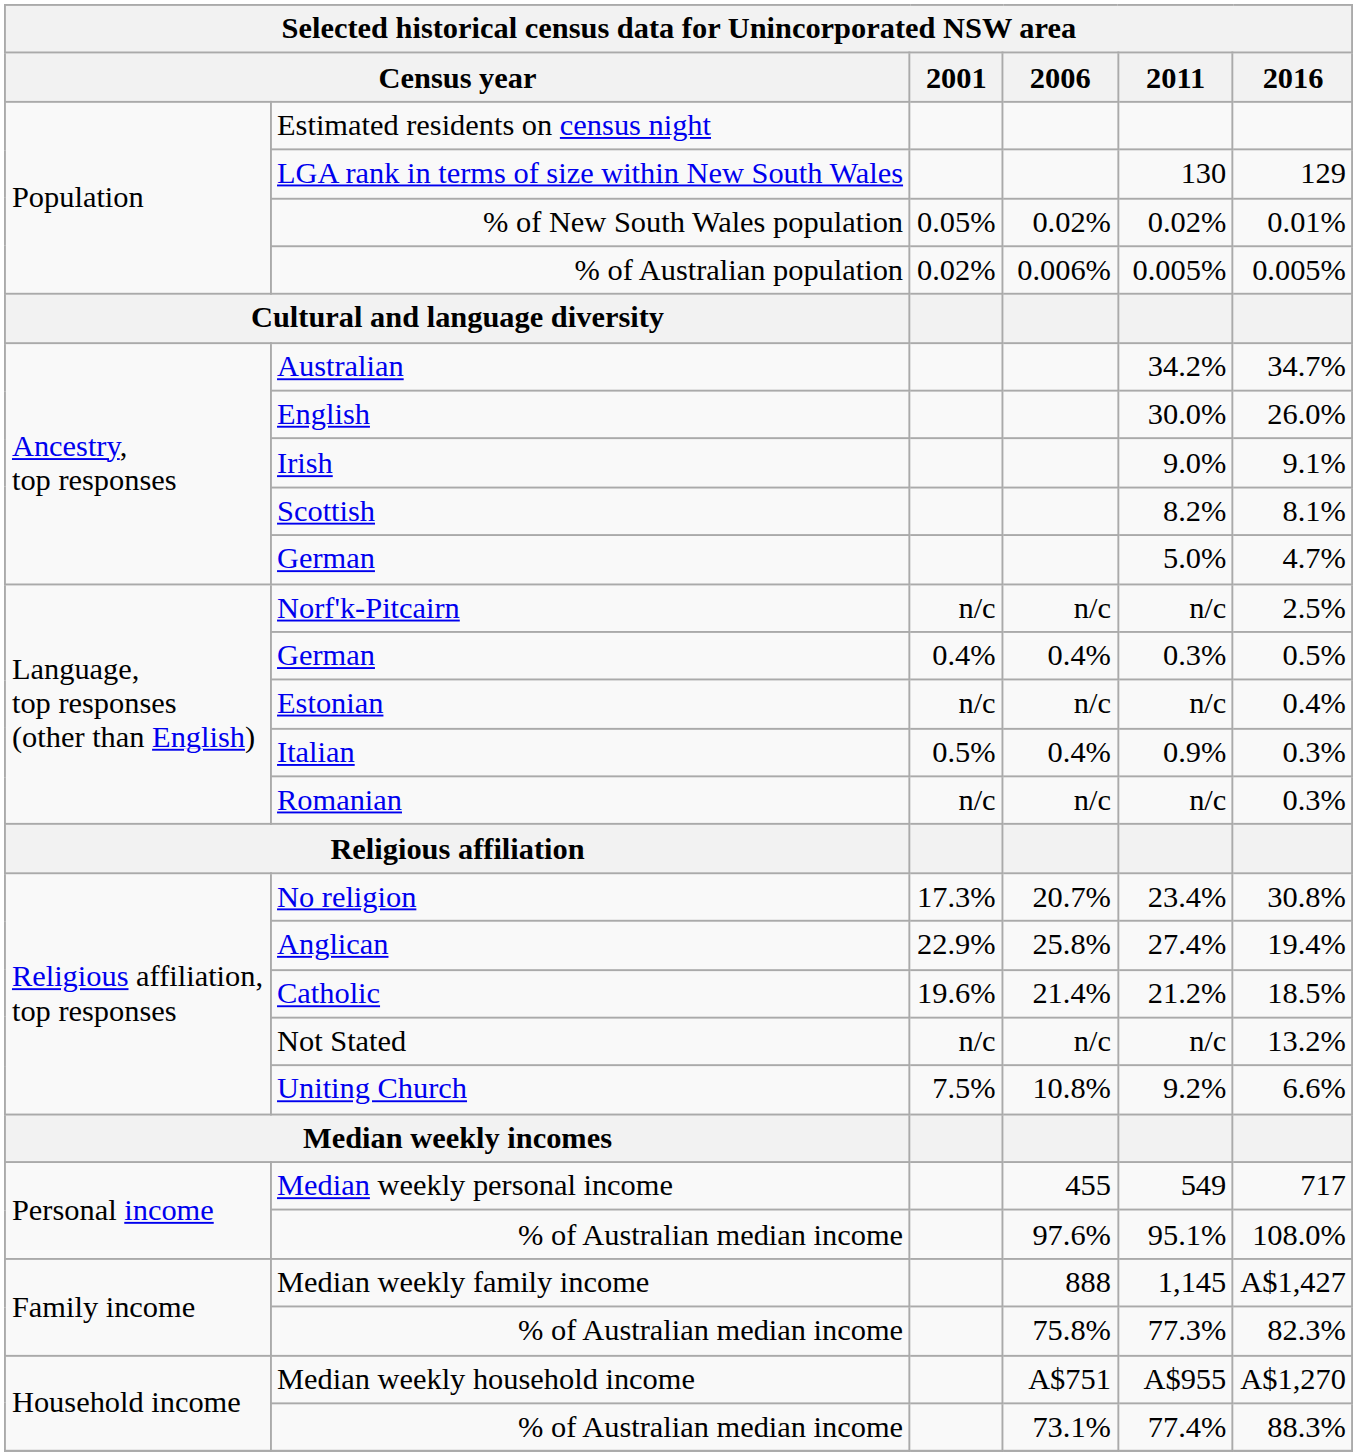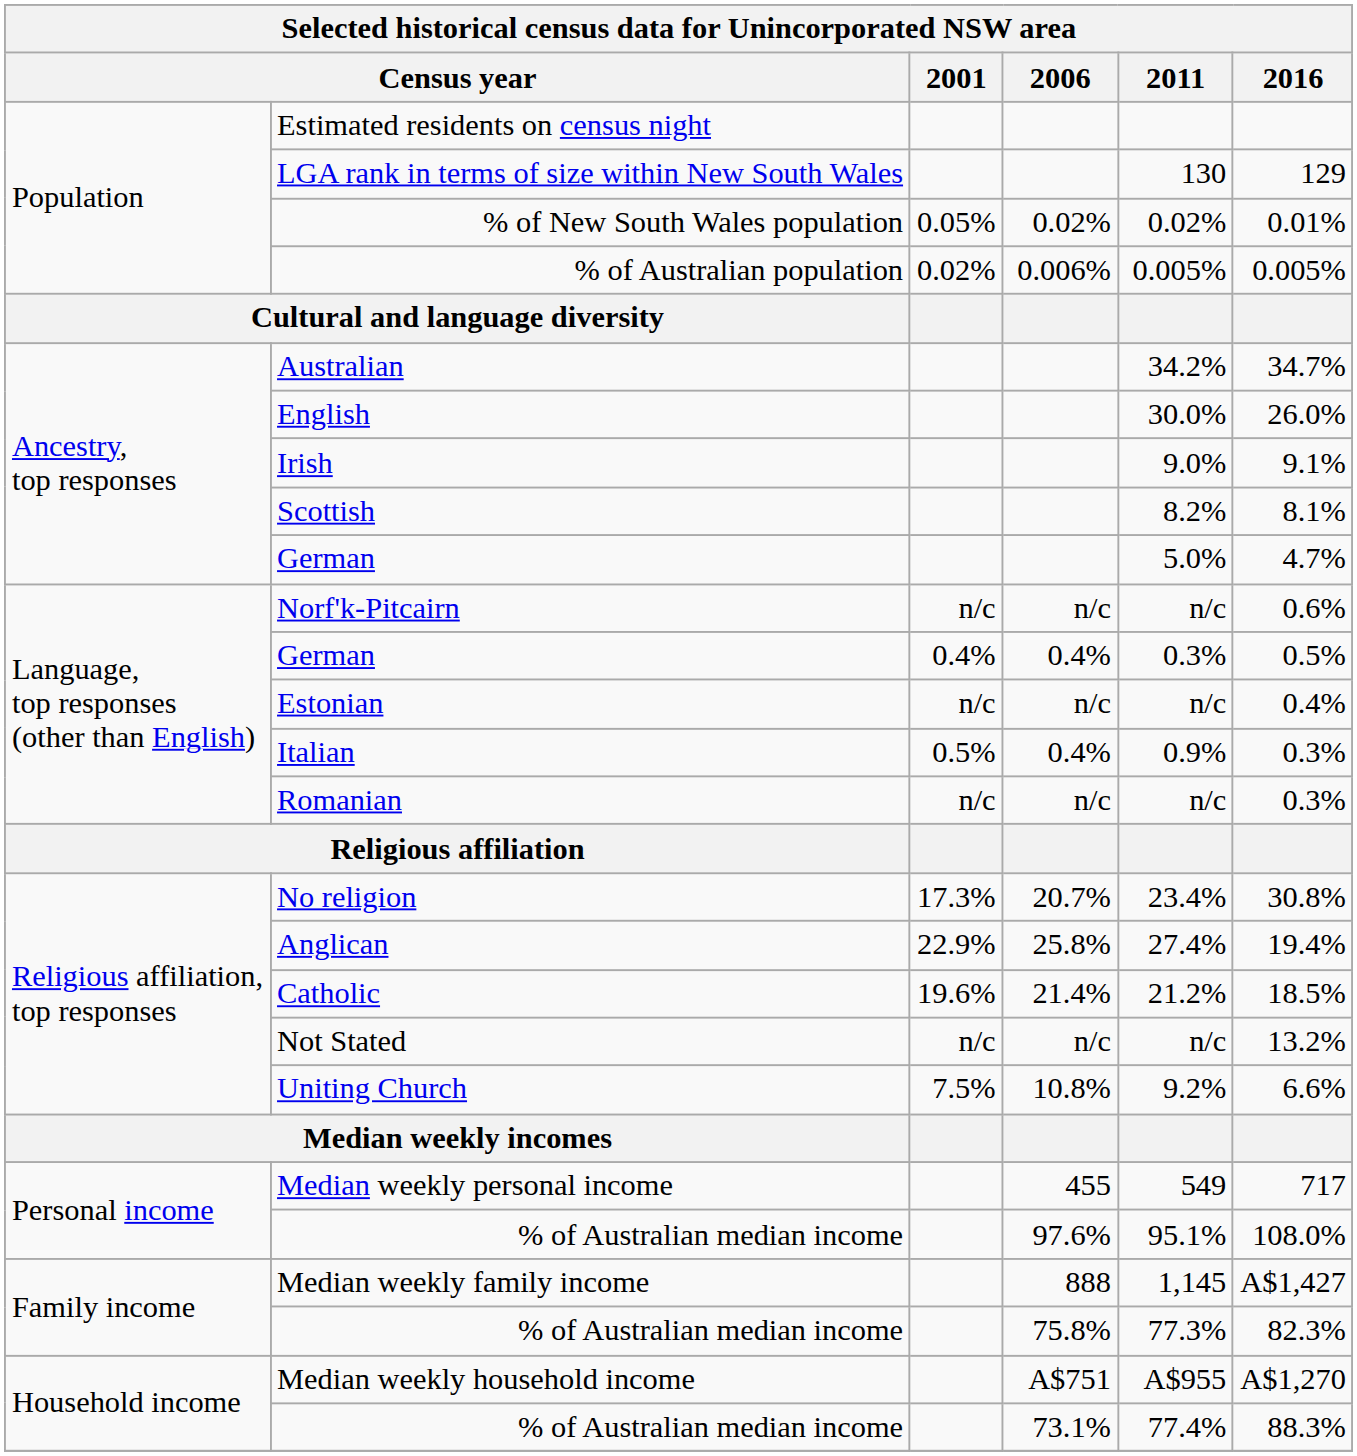(1310, 607) 2.5% -> (1310, 607) 0.6%
